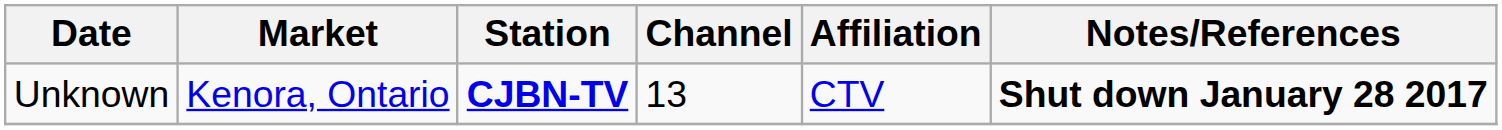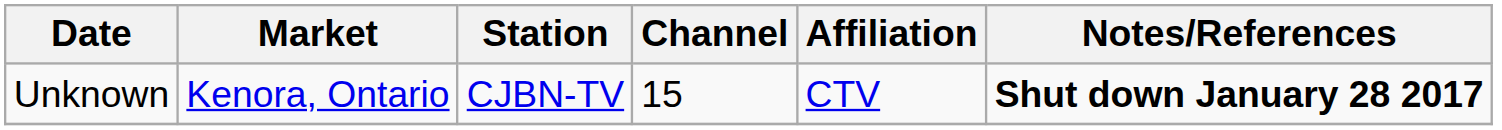(548, 93) bold -> (545, 93) normal
(666, 93) 13 -> (662, 93) 15
